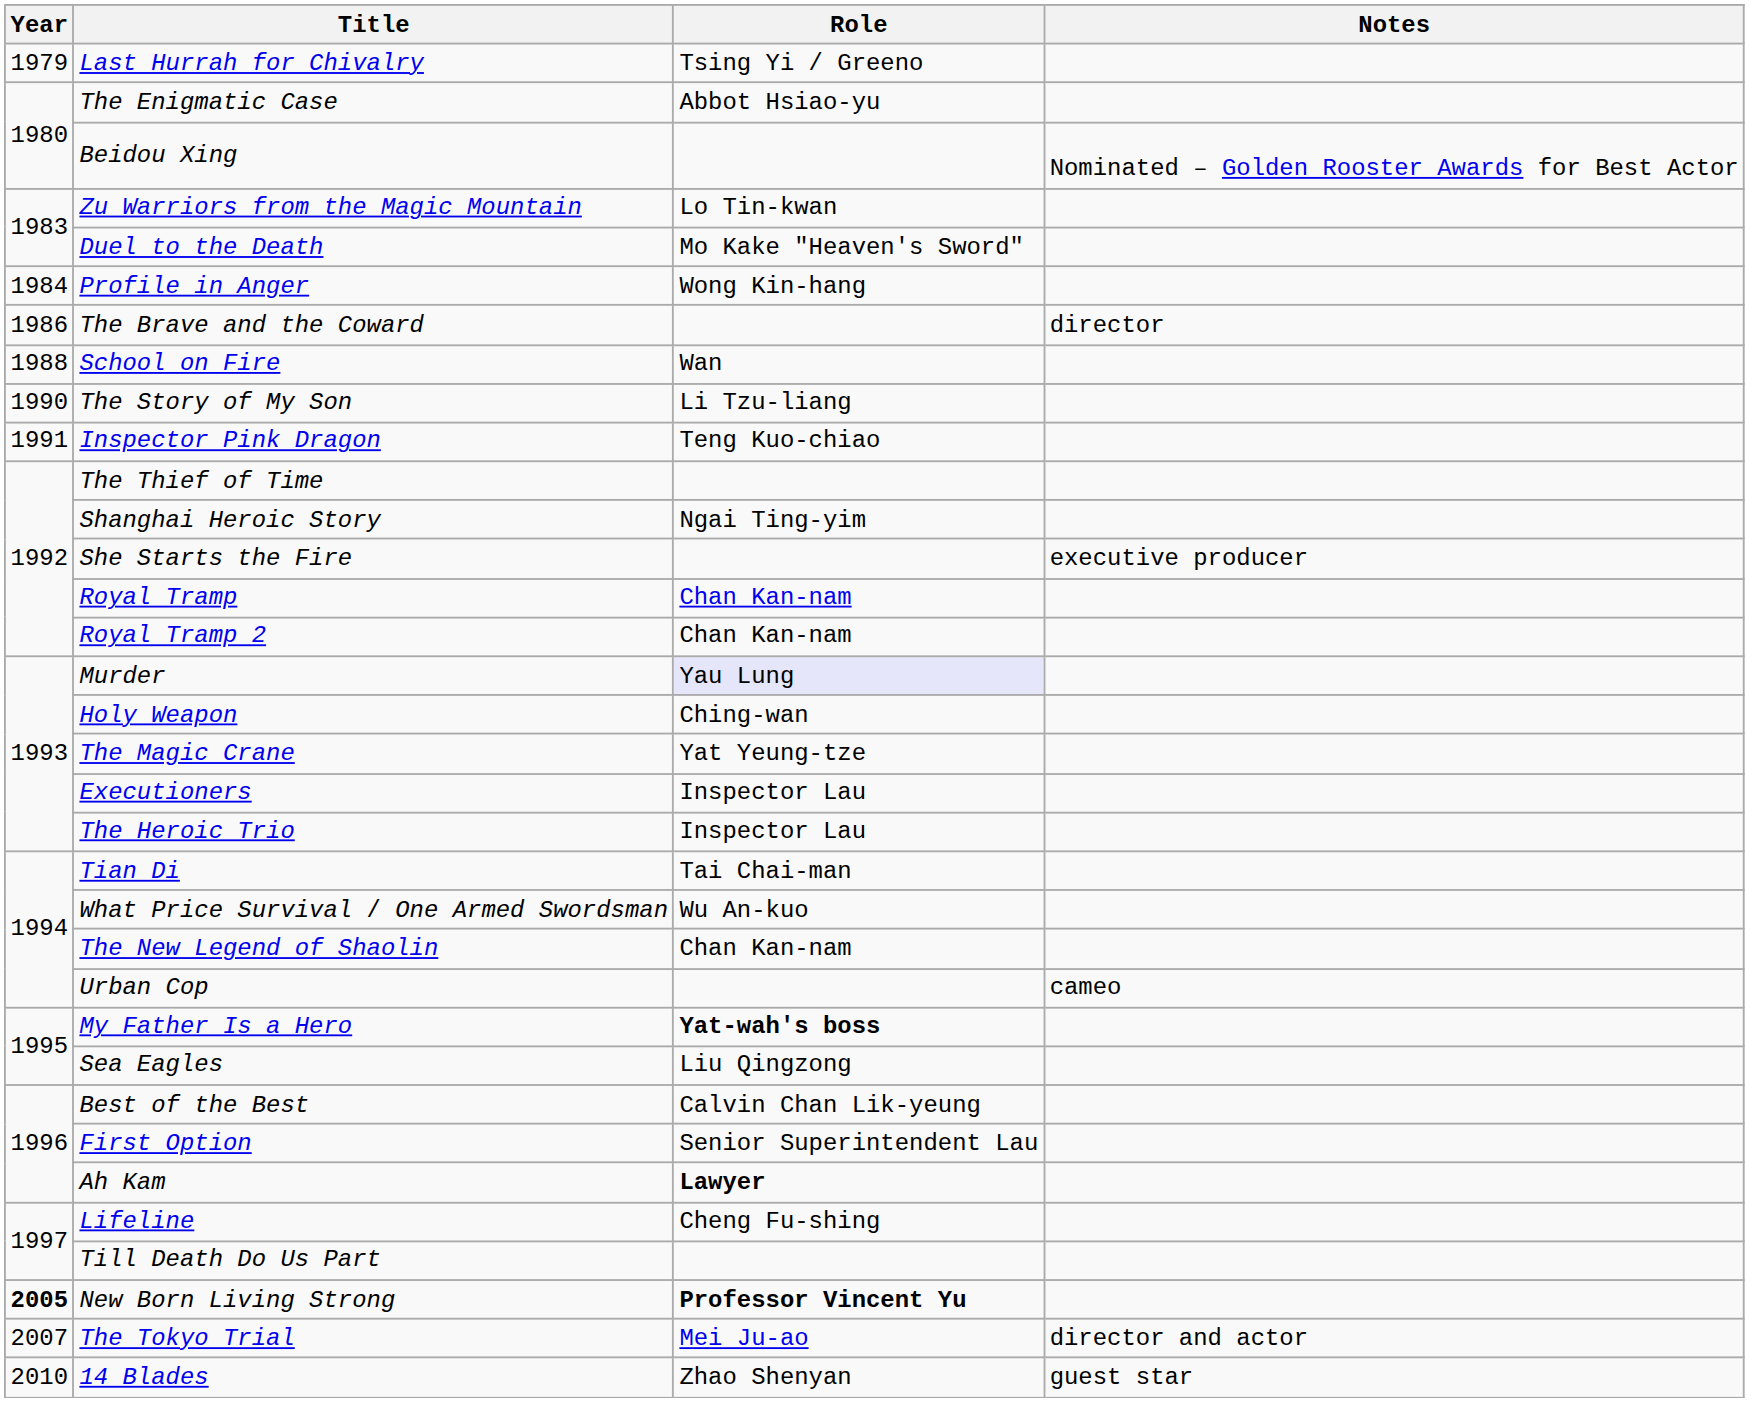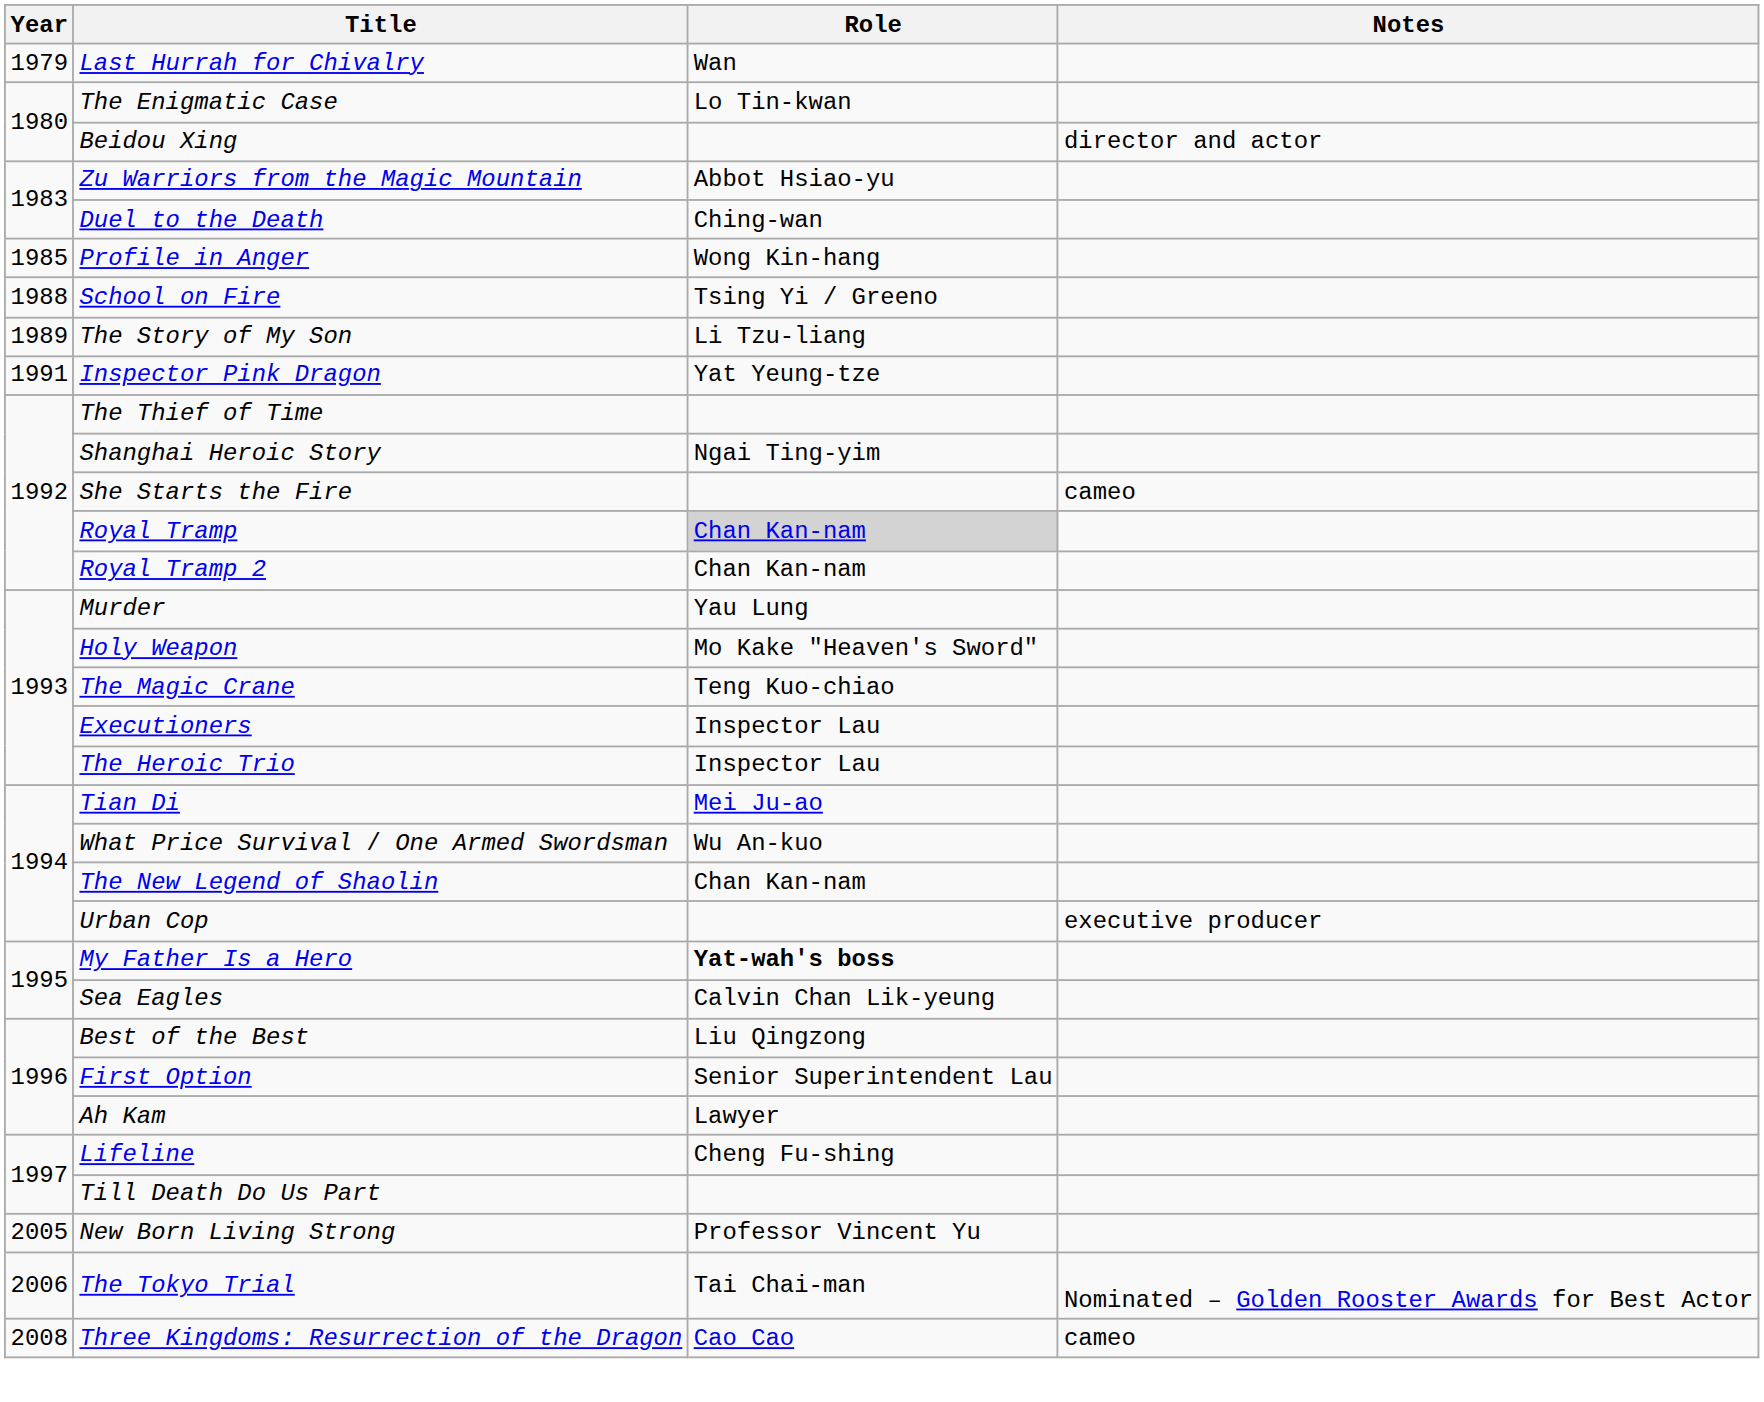(801, 63) Tsing Yi / Greeno -> (715, 63) Wan
(780, 102) Abbot Hsiao-yu -> (773, 102) Lo Tin-kwan
(1394, 169) Nominated – Golden Rooster Awards for Best Actor -> (1193, 141) director and actor
(758, 208) Lo Tin-kwan -> (794, 180) Abbot Hsiao-yu
(852, 247) Mo Kake "Heaven's Sword" -> (758, 219) Ching-wan
(39, 286) 1984 -> (39, 258) 1985
- row: (252, 325)
(701, 364) Wan -> (816, 297) Tsing Yi / Greeno
(39, 403) 1990 -> (39, 336) 1989
(780, 442) Teng Kuo-chiao -> (787, 375) Yat Yeung-tze
(1179, 559) executive producer -> (1100, 492) cameo
(766, 598) no background -> (780, 531) lightgrey background
(737, 676) lavender background -> (751, 609) no background
(744, 715) Ching-wan -> (866, 648) Mo Kake "Heaven's Sword"
(773, 754) Yat Yeung-tze -> (794, 687) Teng Kuo-chiao
(766, 871) Tai Chai-man -> (758, 804) Mei Ju-ao
(1086, 988) cameo -> (1193, 921) executive producer
(766, 1066) Liu Qingzong -> (844, 999) Calvin Chan Lik-yeung
(830, 1105) Calvin Chan Lik-yeung -> (780, 1038) Liu Qingzong
(722, 1183) bold -> (737, 1116) normal
(39, 1300) bold -> (39, 1233) normal
(823, 1300) bold -> (837, 1233) normal
(39, 1339) 2007 -> (39, 1286) 2006
(744, 1339) Mei Ju-ao -> (780, 1286) Tai Chai-man
(1179, 1339) director and actor -> (1409, 1300) Nominated – Golden Rooster Awards for Best Actor
+ row: (381, 1339)
- row: (144, 1378)
